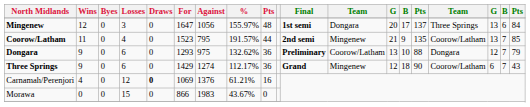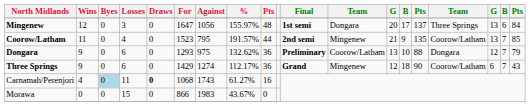(103, 80) no background -> (103, 80) lightblue background
(126, 80) 12 -> (126, 80) 11
(185, 80) 1069 -> (185, 80) 1068
(206, 80) 1376 -> (206, 80) 1743
(242, 80) 61.21% -> (242, 80) 61.27%
